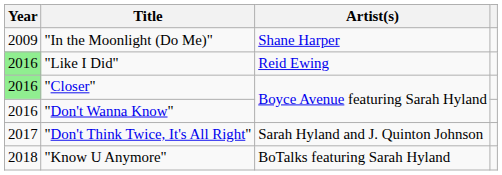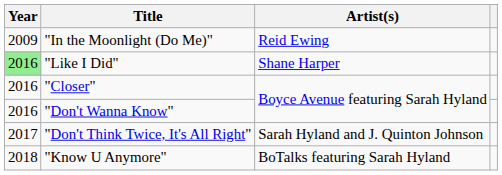(299, 39) Shane Harper -> (294, 39) Reid Ewing
(294, 63) Reid Ewing -> (299, 63) Shane Harper
(23, 87) lightgreen background -> (23, 87) no background
